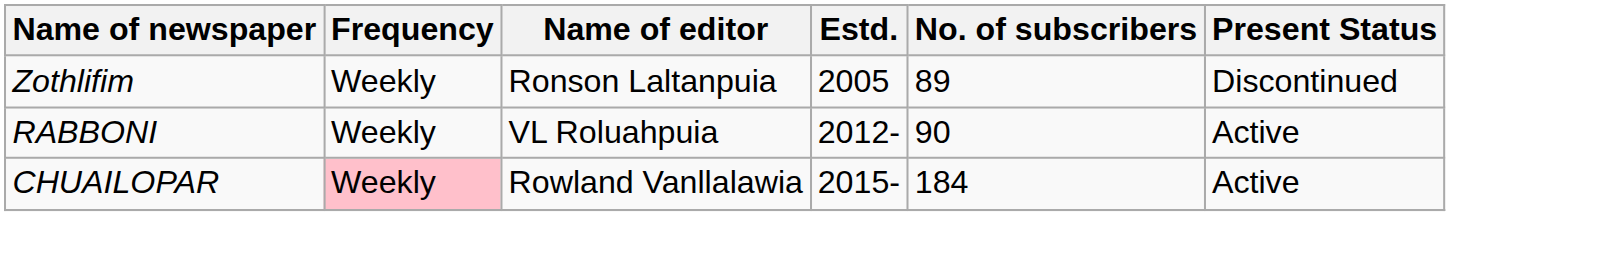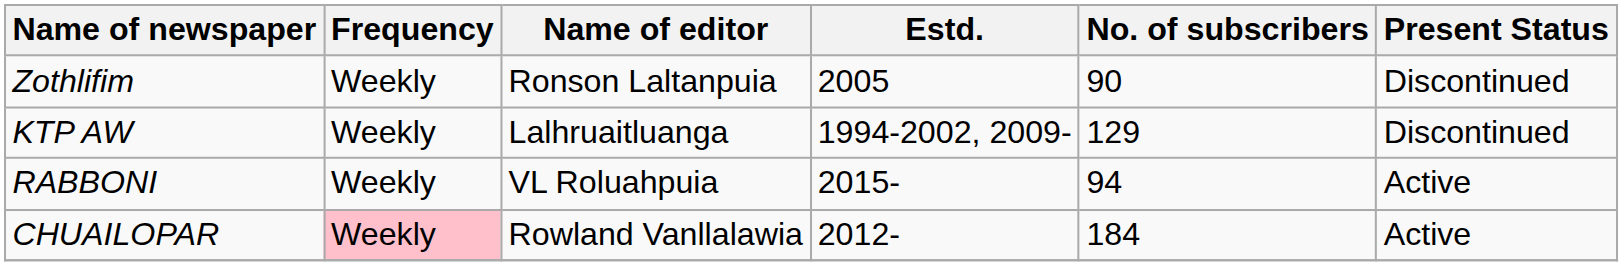(933, 81) 89 -> (1104, 81) 90
+ row: (73, 132)
(859, 132) 2012- -> (859, 183) 2015-
(933, 132) 90 -> (1104, 183) 94
(859, 183) 2015- -> (859, 234) 2012-
